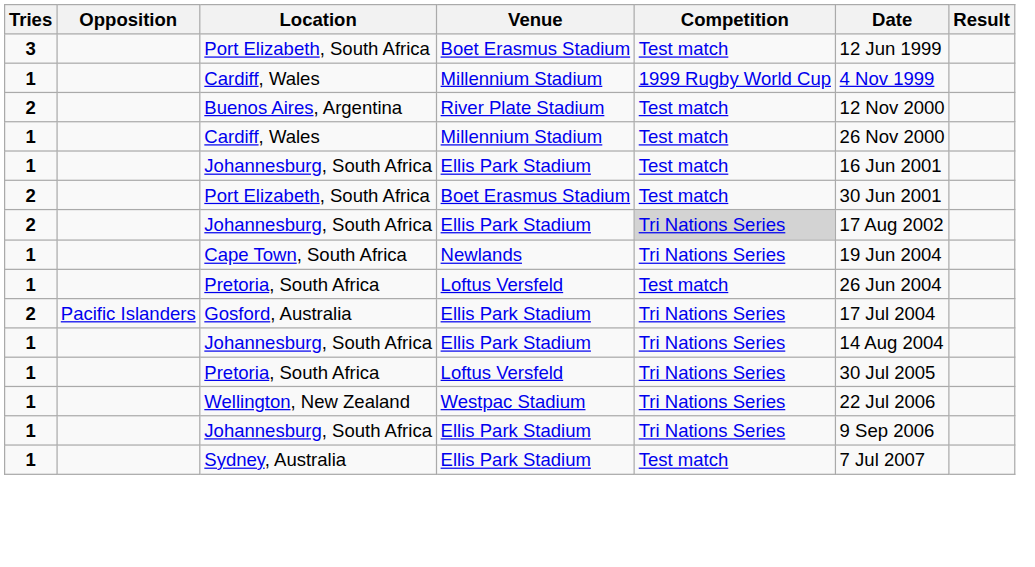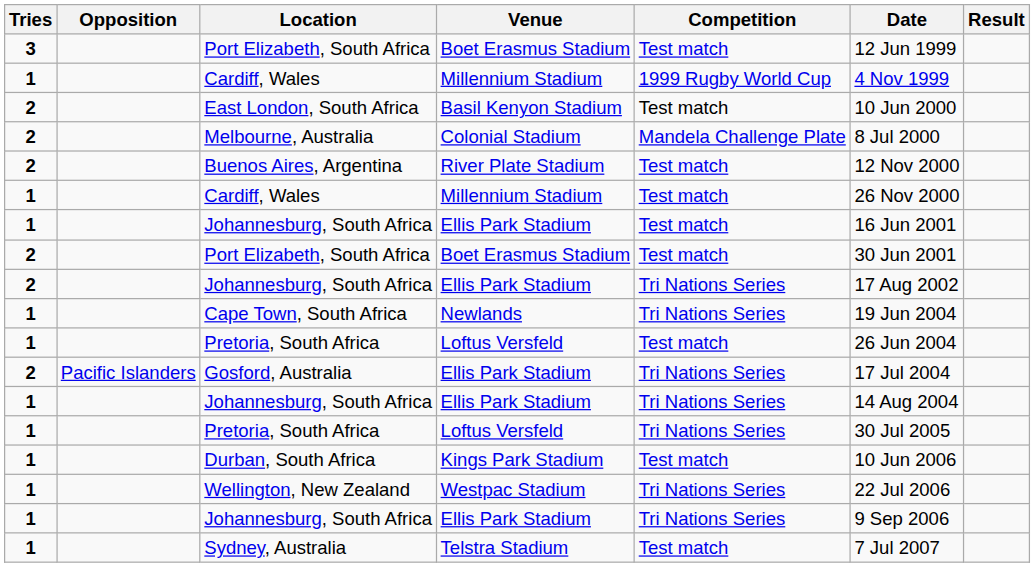+ row: (31, 108)
+ row: (31, 137)
(712, 225) lightgrey background -> (712, 284) no background
+ row: (31, 460)
(516, 460) Ellis Park Stadium -> (504, 548) Telstra Stadium
